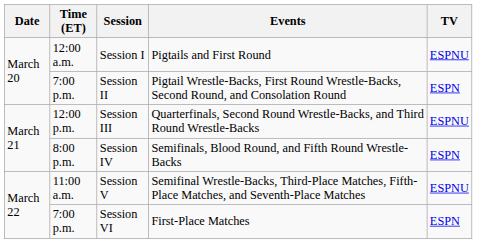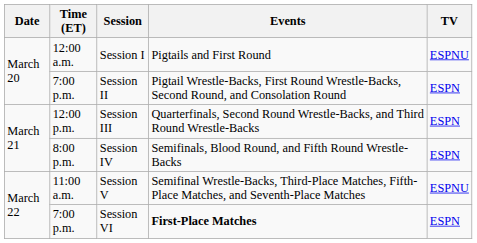(449, 121) ESPNU -> (445, 121) ESPN
(201, 221) normal -> (204, 221) bold
